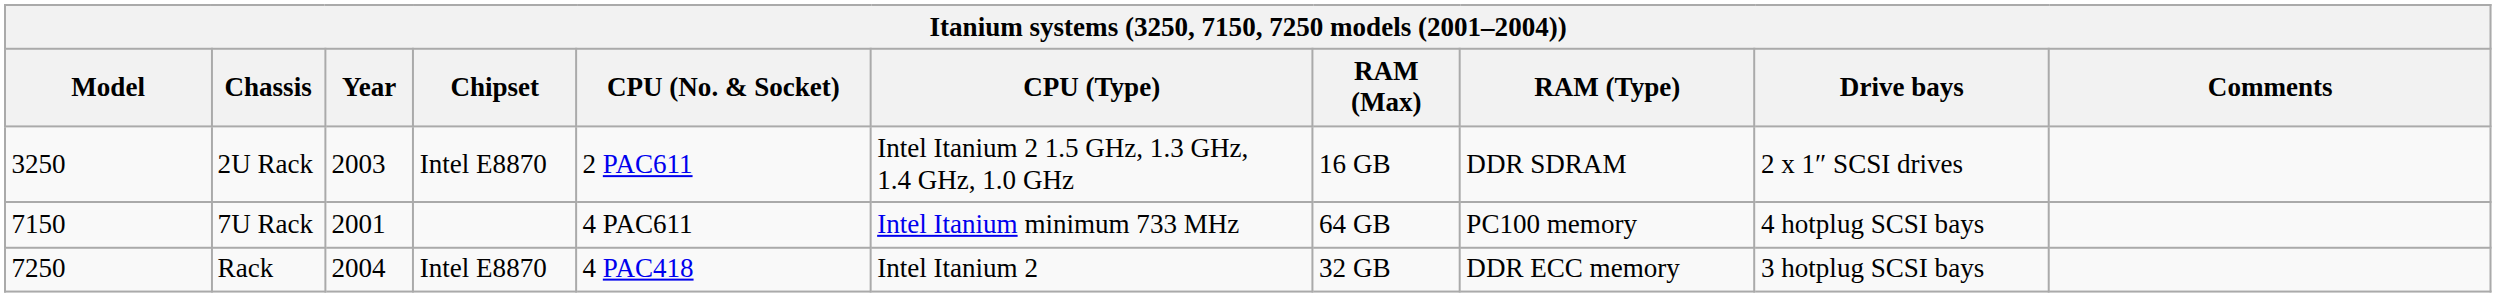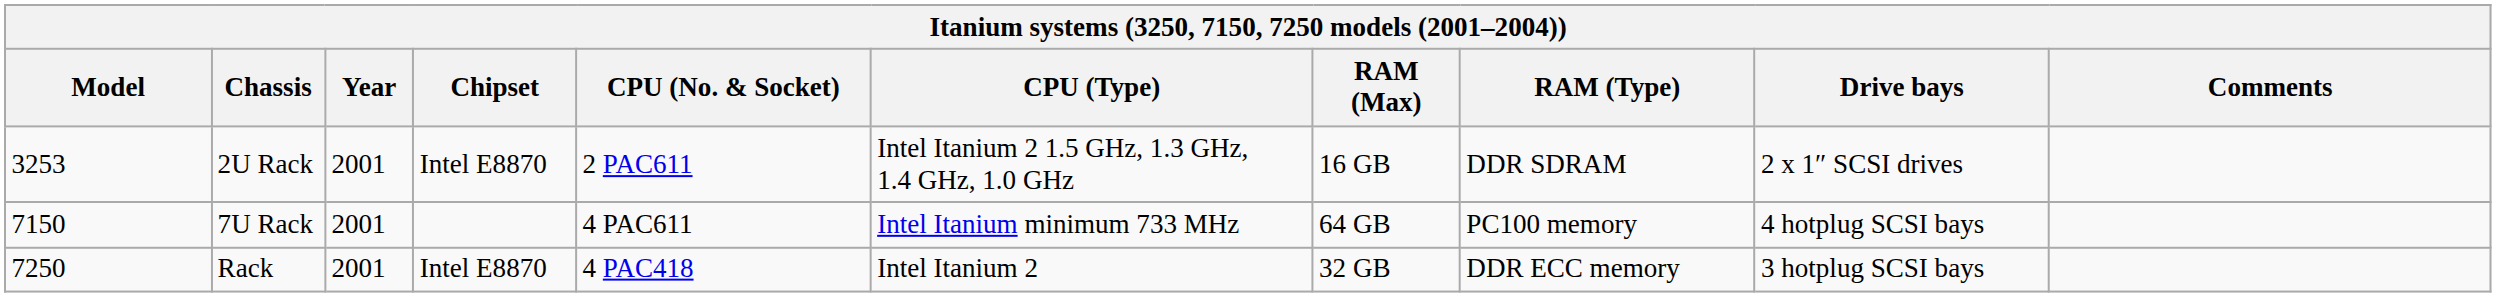(38, 163) 3250 -> (38, 163) 3253
(358, 163) 2003 -> (358, 163) 2001
(358, 268) 2004 -> (358, 268) 2001
